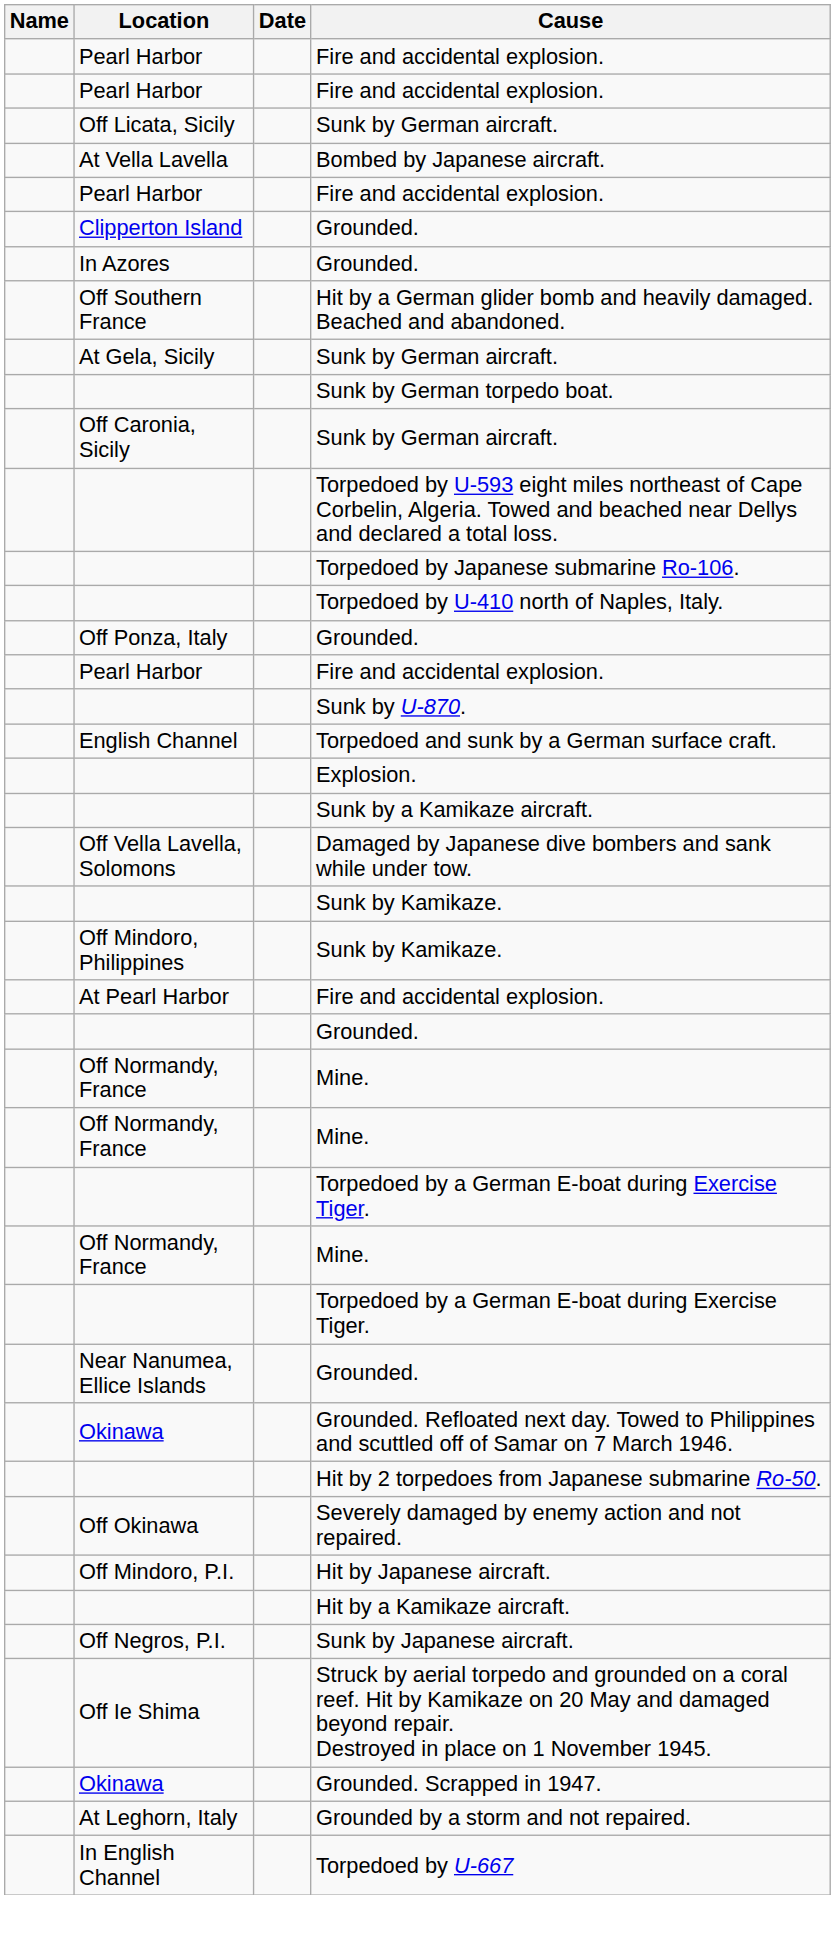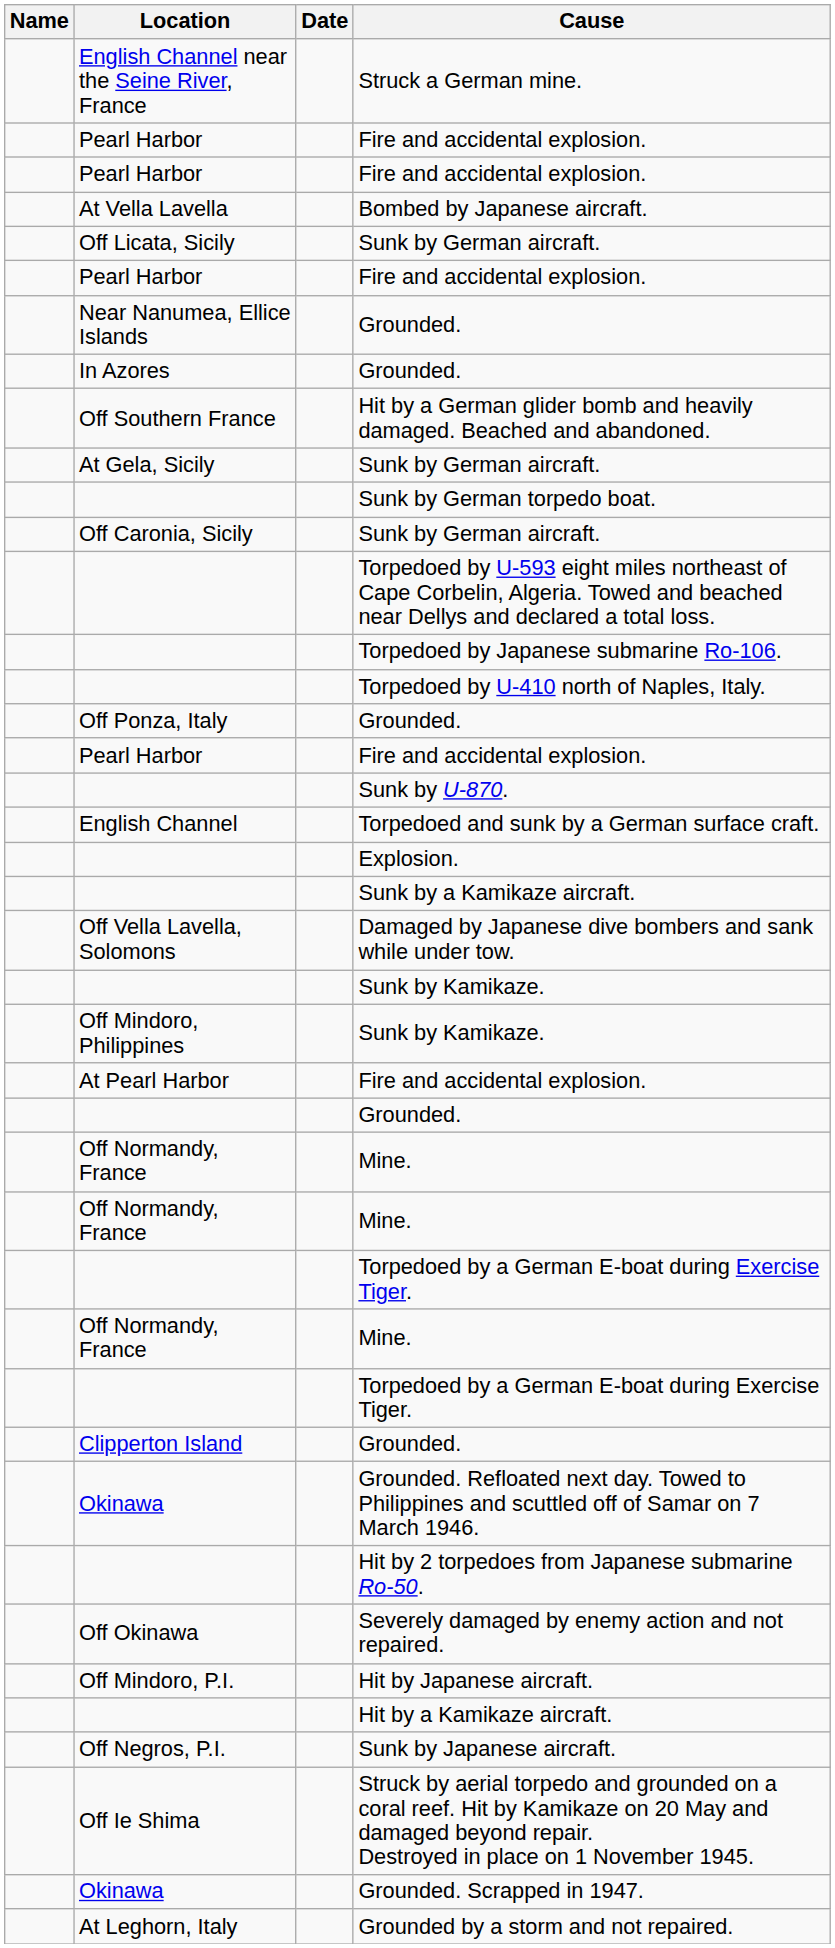+ row: (183, 80)
rows swapped: (157, 125) <-> (153, 159)
rows swapped: (156, 1373) <-> (161, 228)
- row: (127, 1865)
